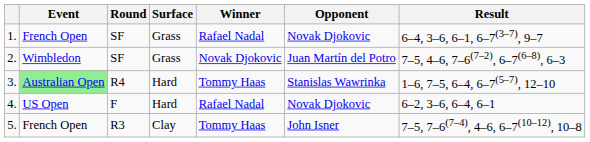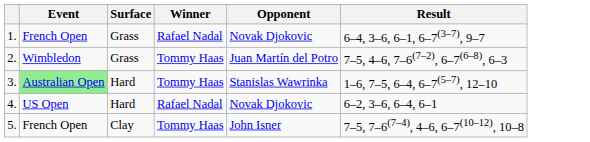- column: (128, 14)
(240, 59) Novak Djokovic -> (190, 59) Tommy Haas
